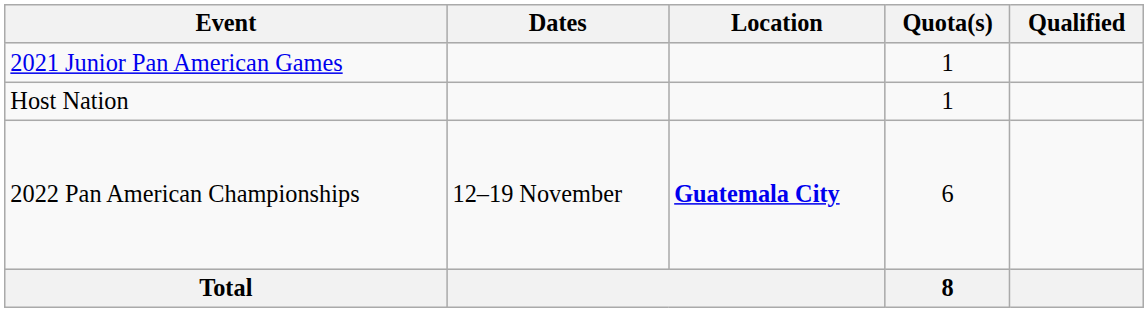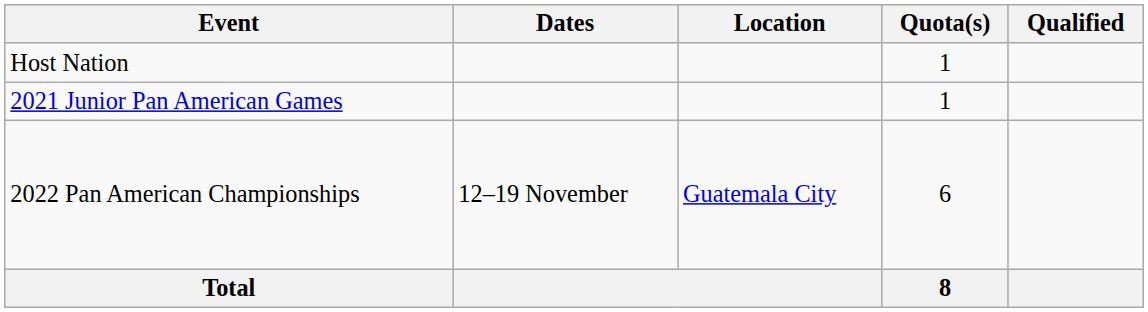rows swapped: (69, 100) <-> (177, 62)
(757, 194) bold -> (760, 194) normal
